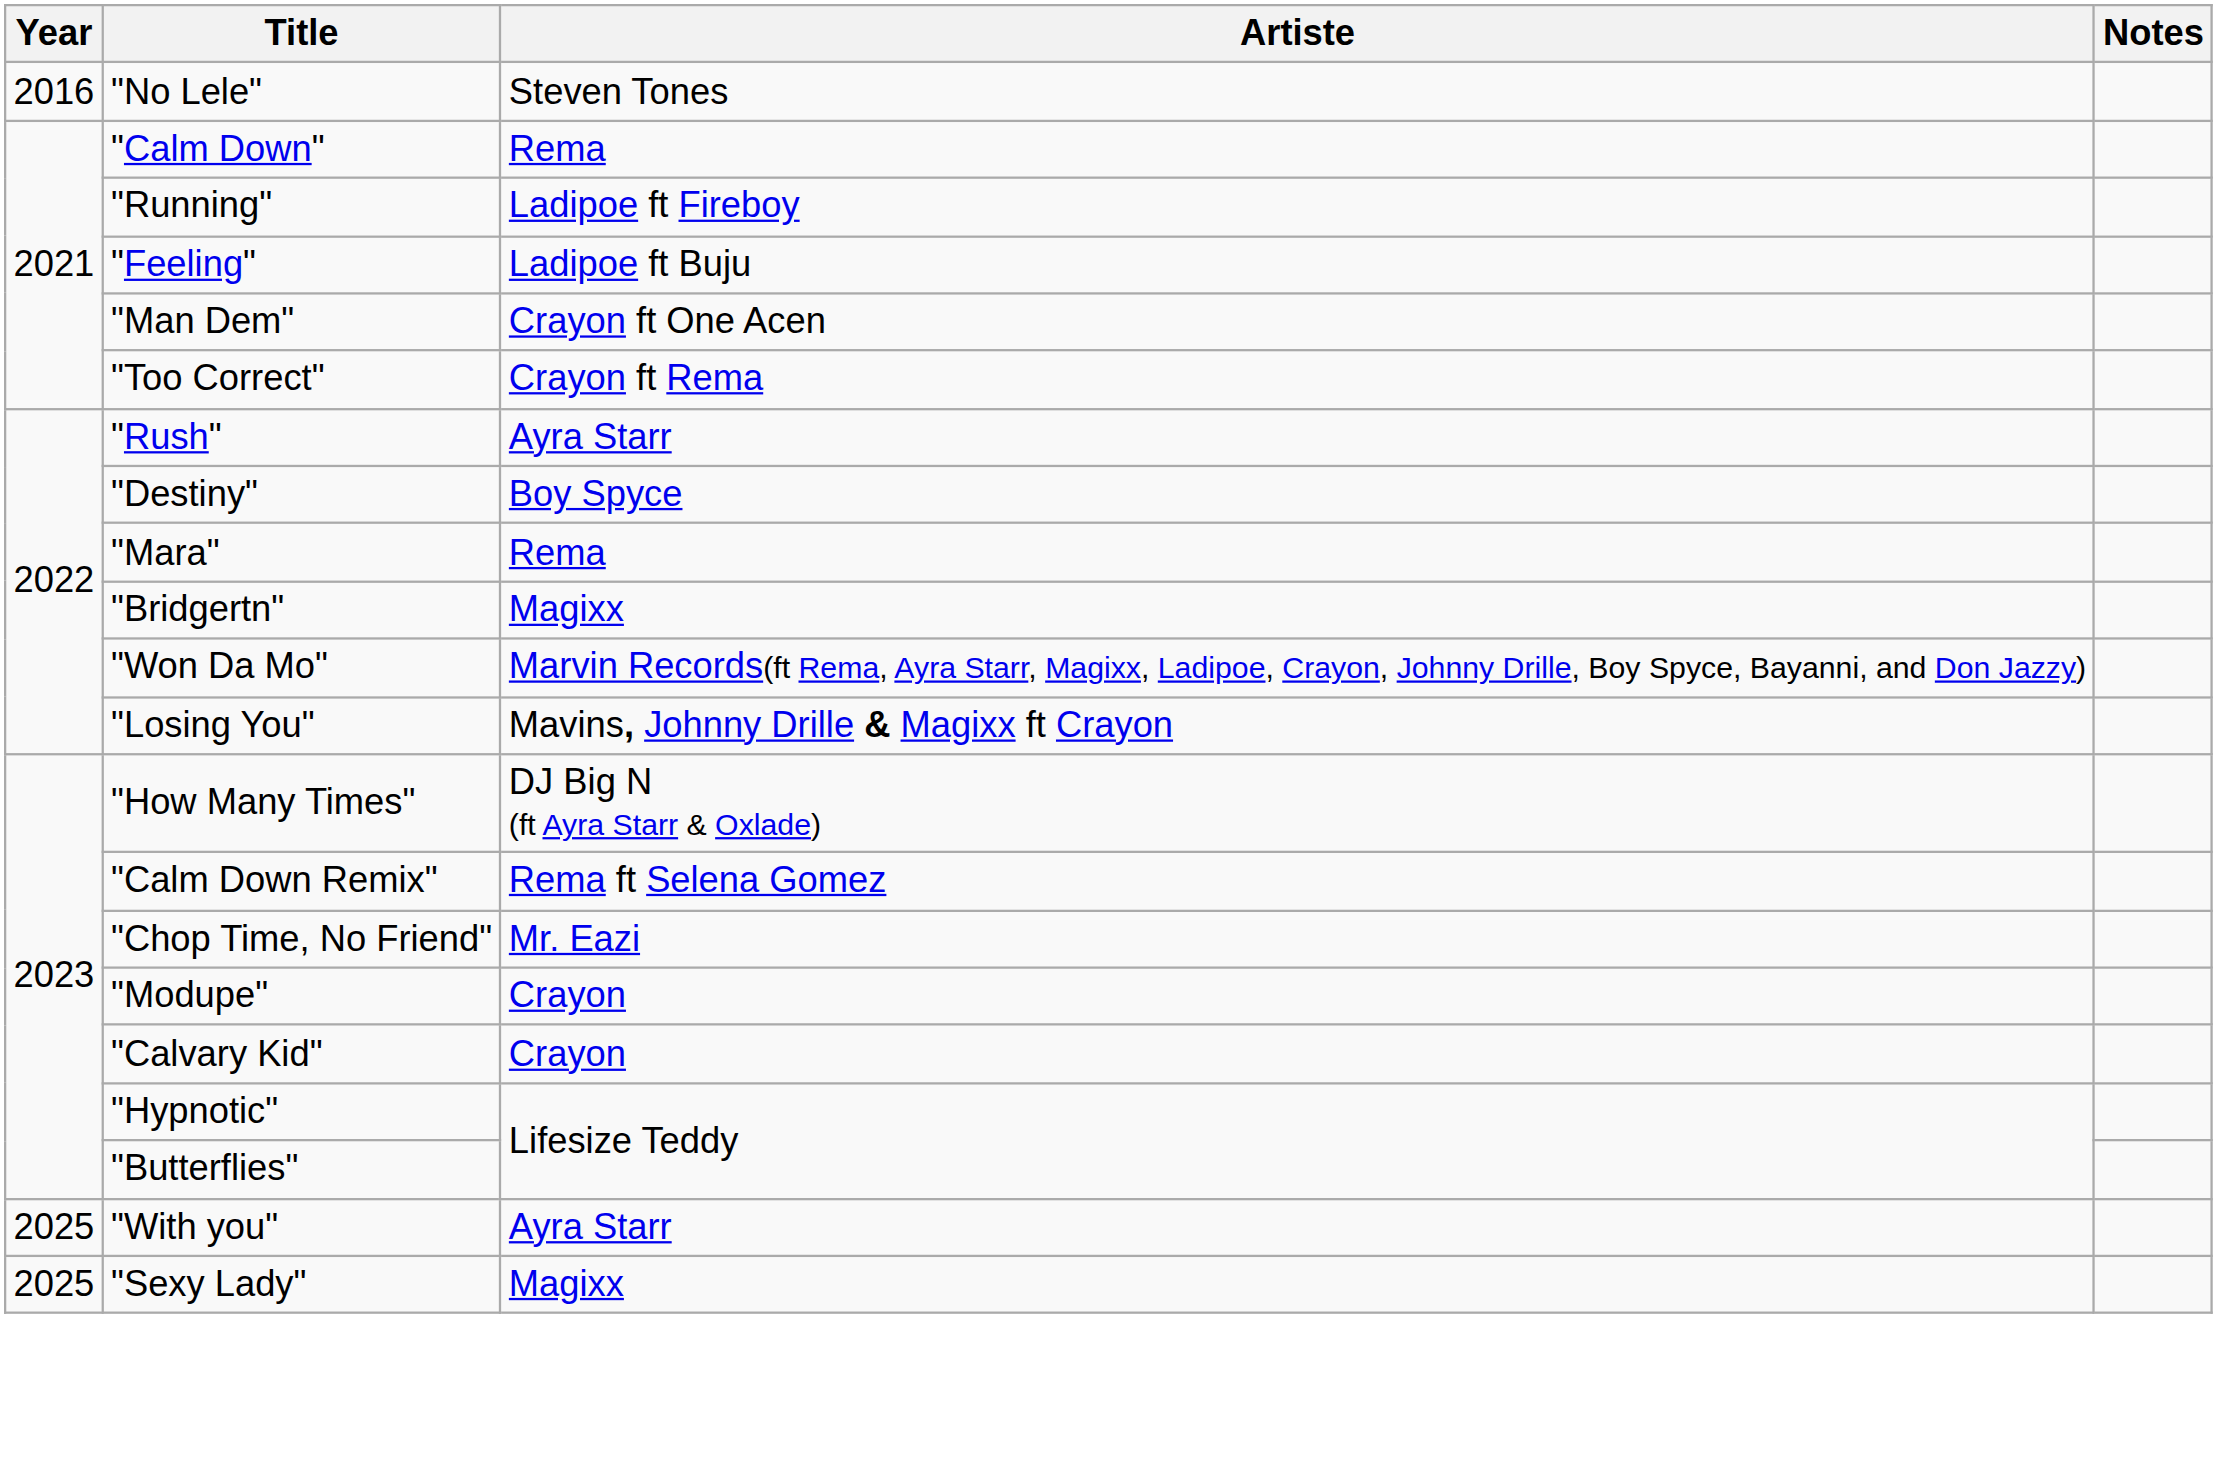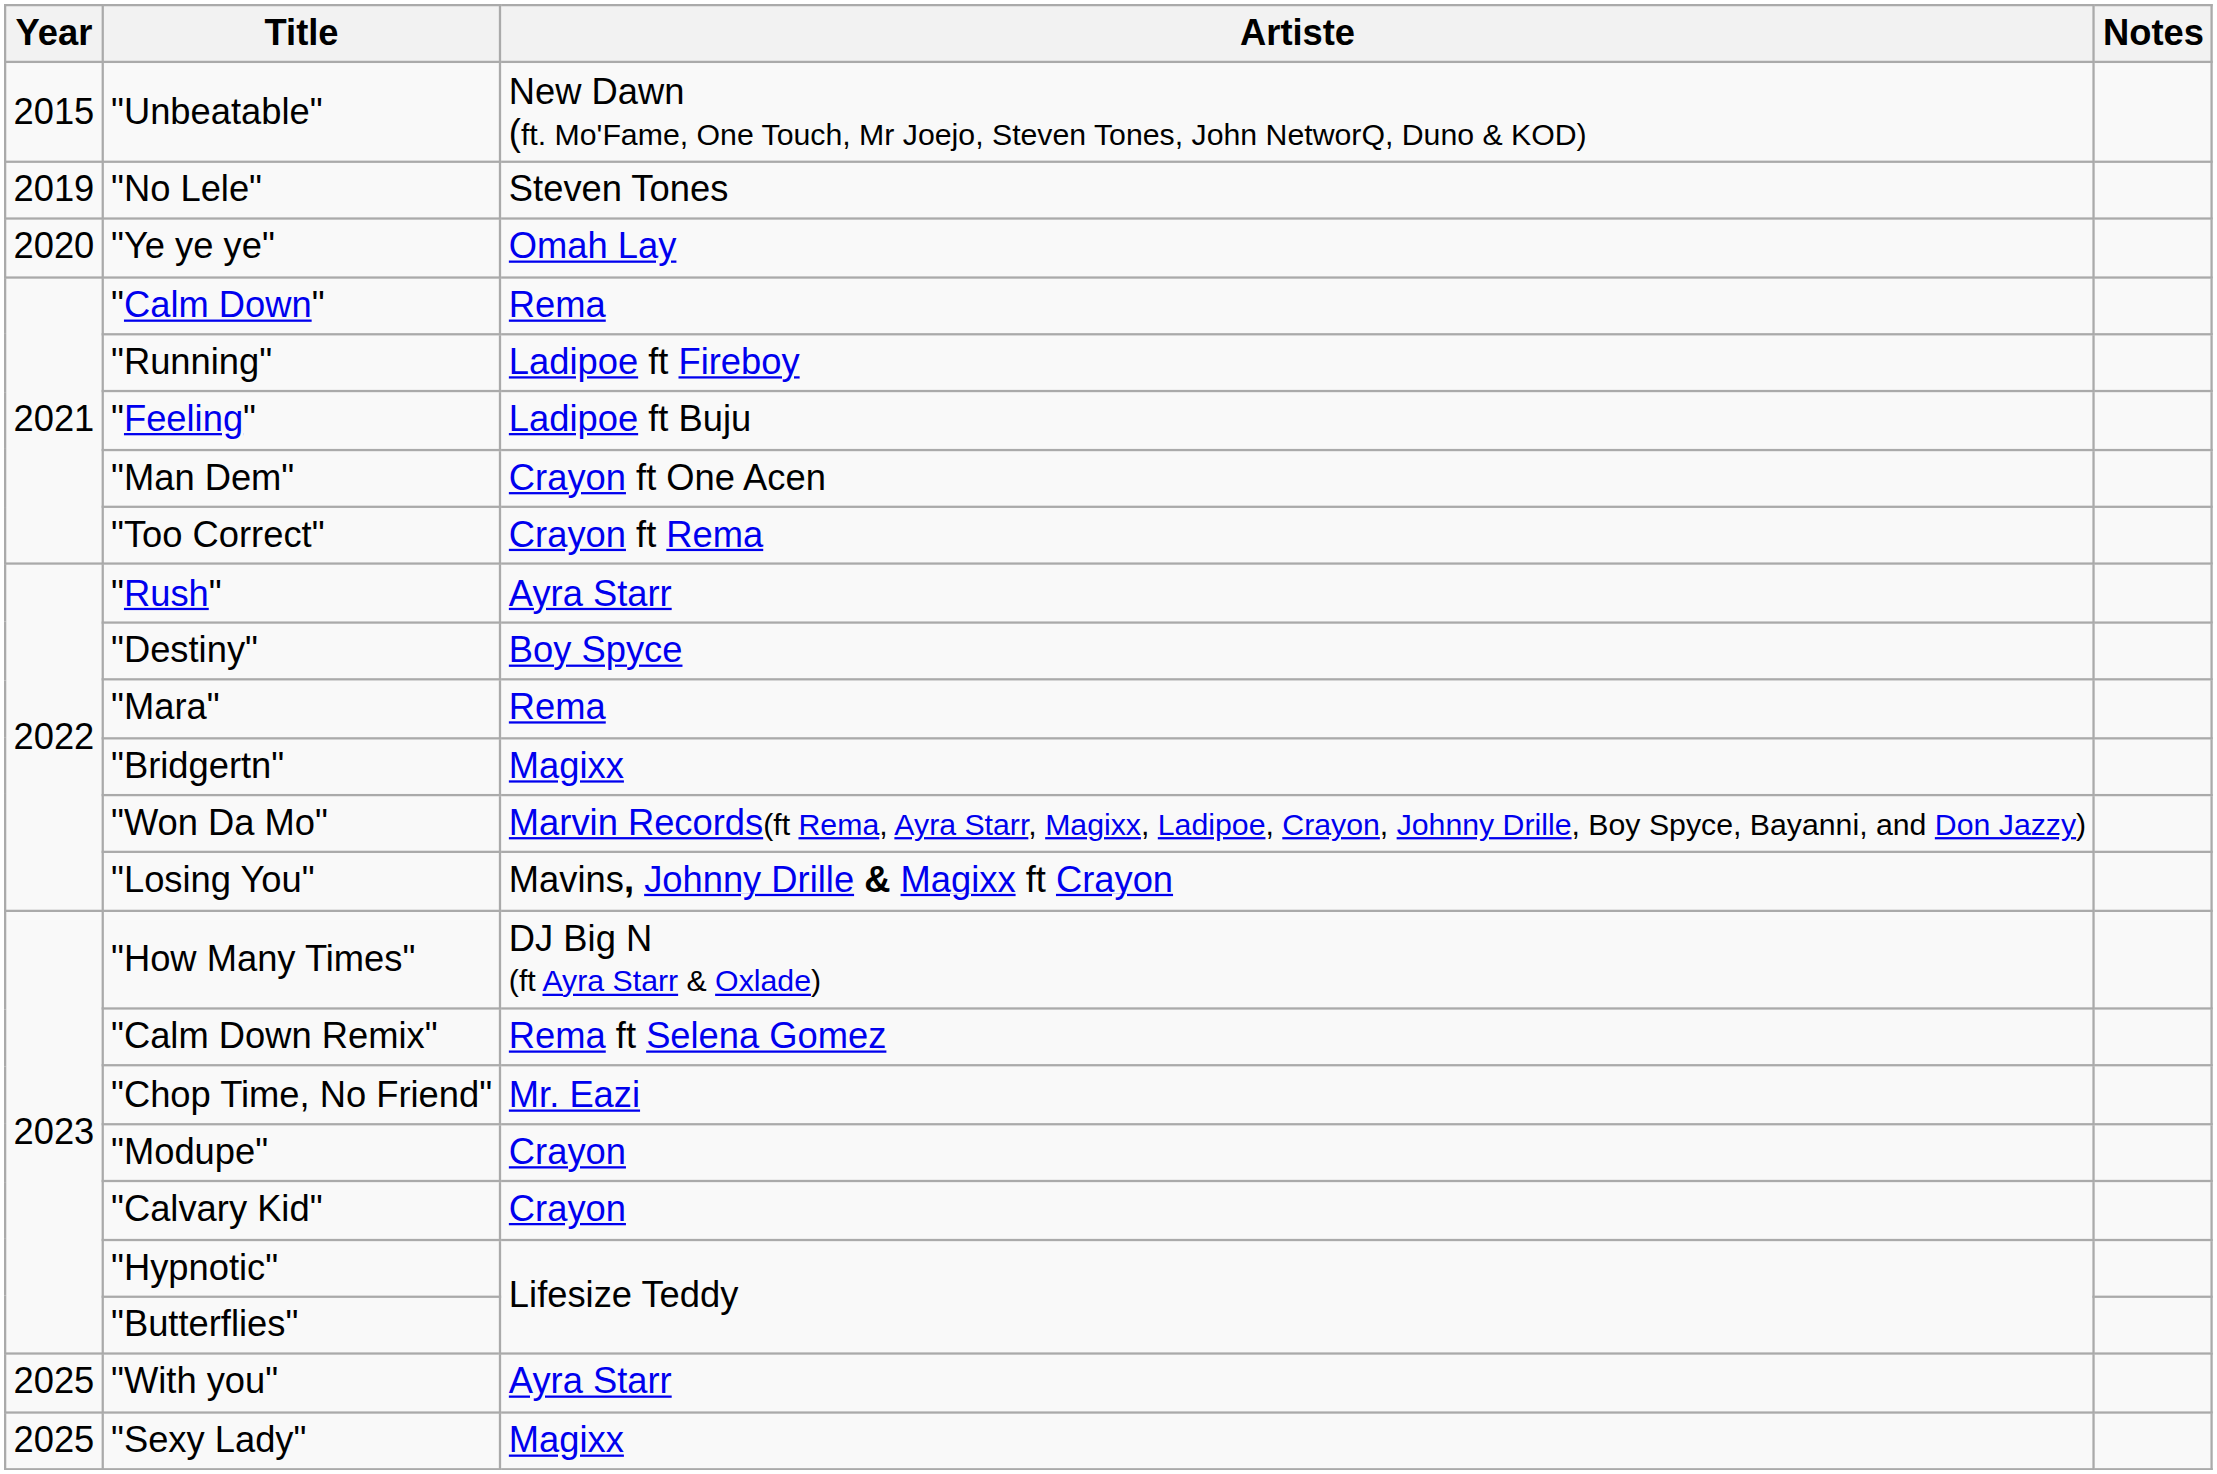+ row: (217, 111)
(54, 90) 2016 -> (54, 189) 2019
+ row: (193, 246)
